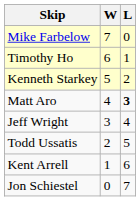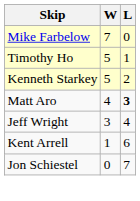(107, 57) 6 -> (107, 57) 5
- row: (42, 143)
